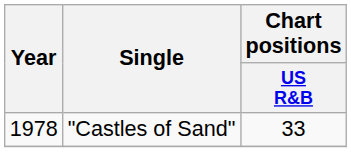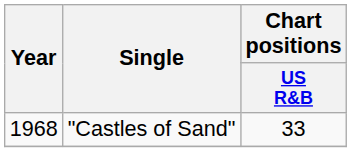(34, 129) 1978 -> (34, 129) 1968
